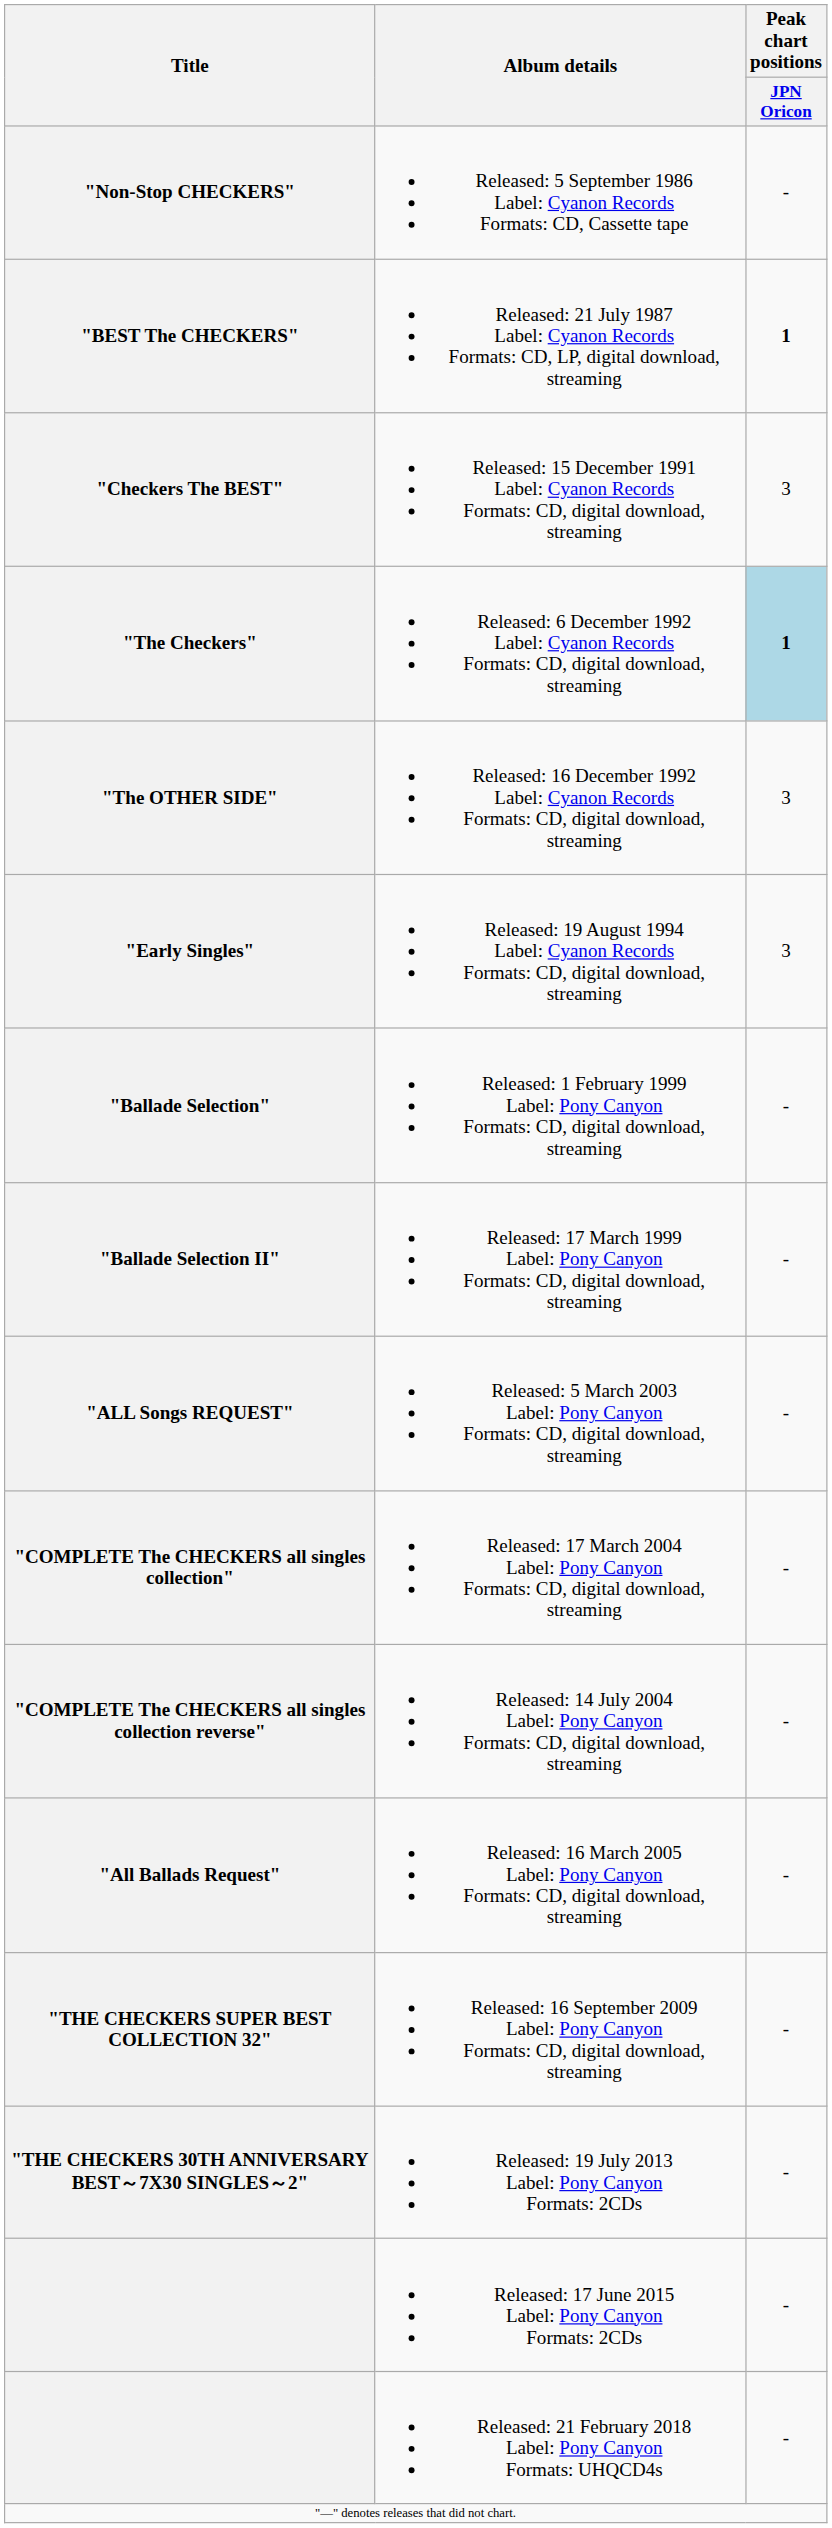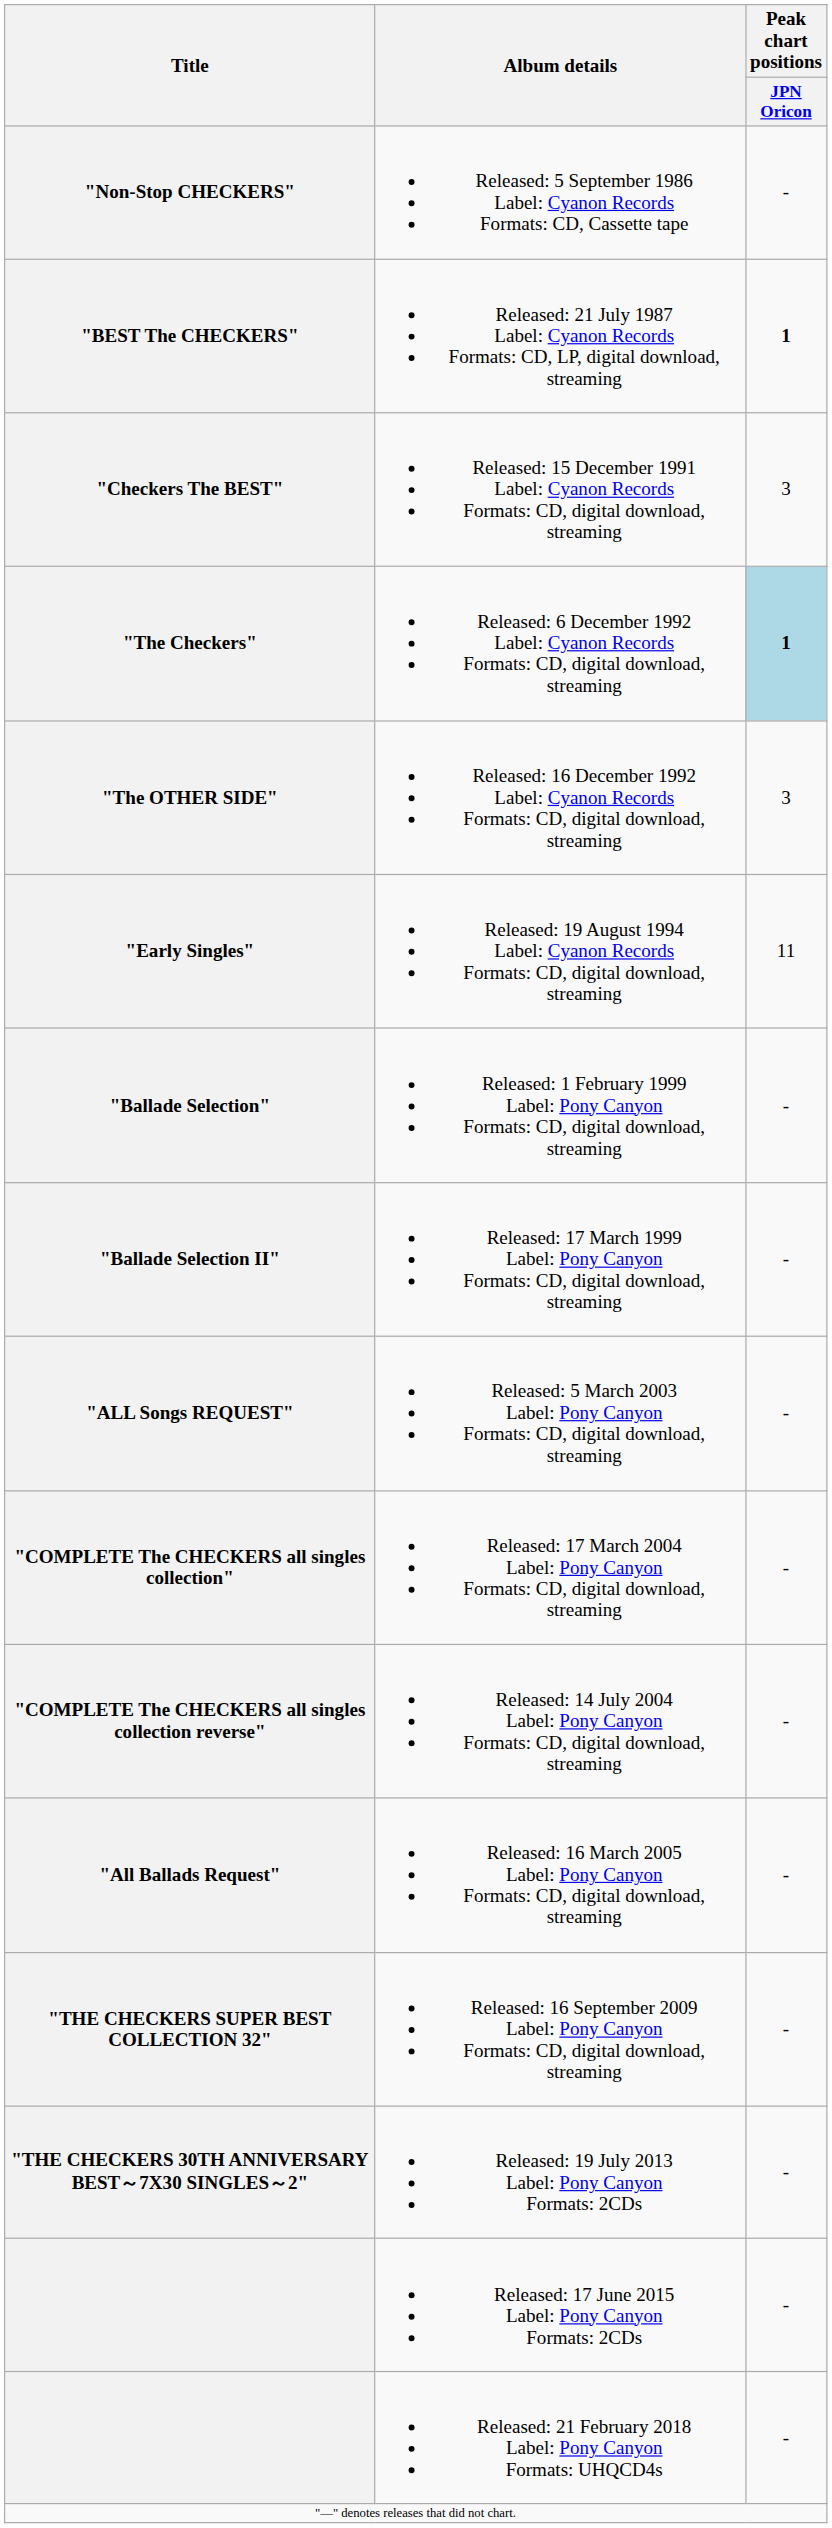(786, 951) 3 -> (786, 951) 11
